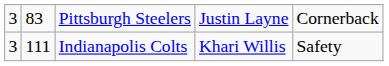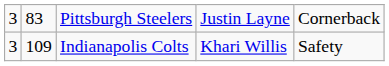(38, 46) 111 -> (39, 46) 109
